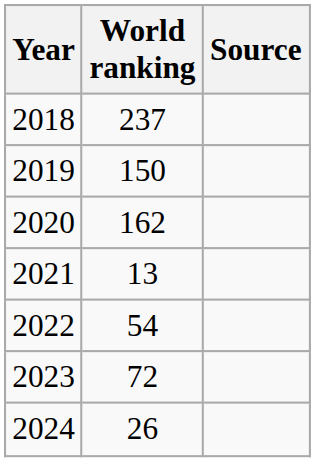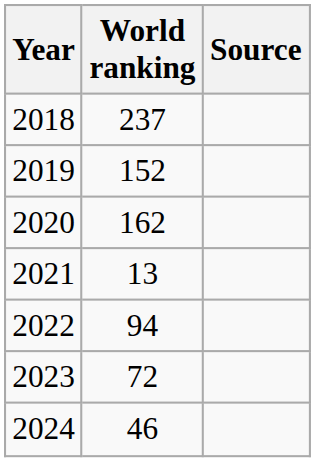(142, 170) 150 -> (142, 170) 152
(142, 325) 54 -> (142, 325) 94
(142, 428) 26 -> (142, 428) 46
